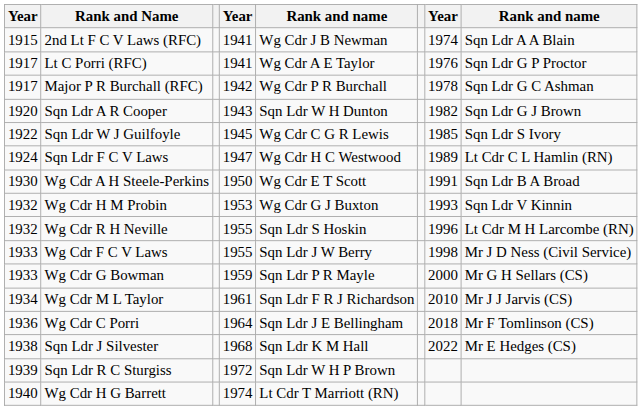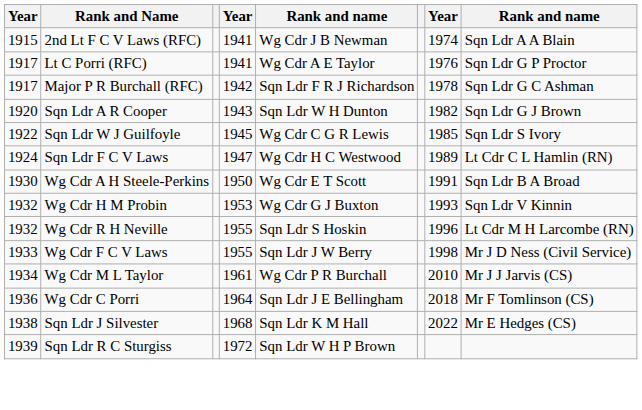(323, 87) Wg Cdr P R Burchall -> (337, 87) Sqn Ldr F R J Richardson
- row: (104, 275)
(337, 299) Sqn Ldr F R J Richardson -> (323, 275) Wg Cdr P R Burchall
- row: (105, 393)
